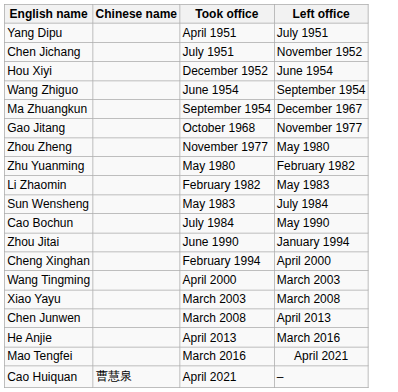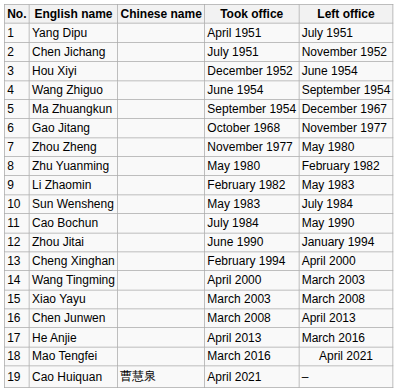+ column: (17, 14)
